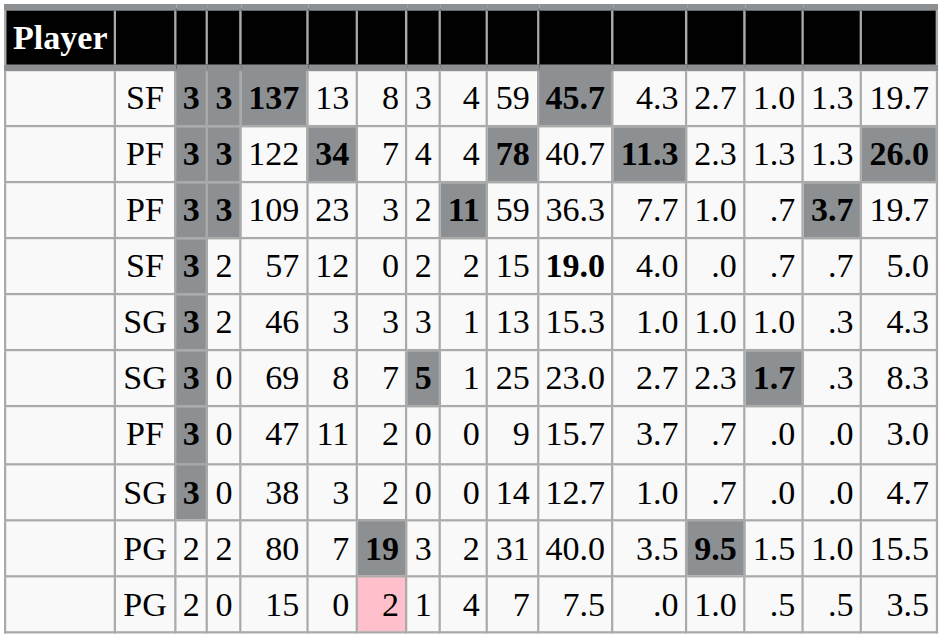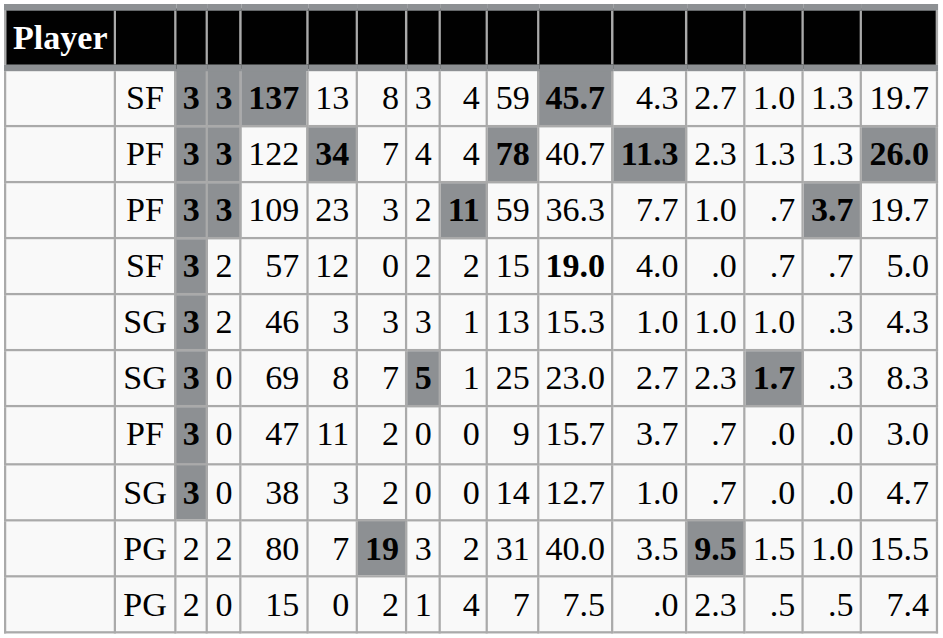(391, 603) pink background -> (391, 603) no background
(716, 603) 1.0 -> (716, 603) 2.3
(908, 603) 3.5 -> (908, 603) 7.4
